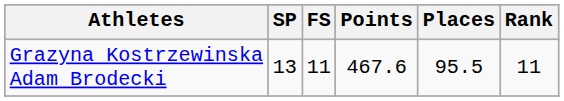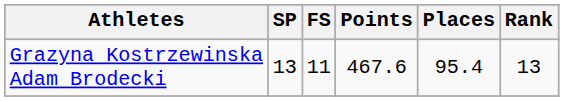(459, 67) 95.5 -> (459, 67) 95.4
(529, 67) 11 -> (529, 67) 13
